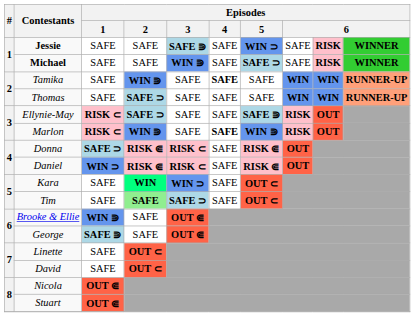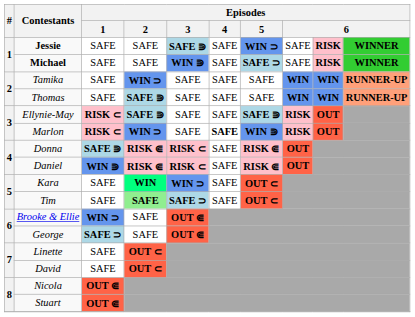(145, 80) WIN ⋑ -> (145, 80) WIN ⊃
(225, 80) bold -> (225, 80) normal
(145, 97) SAFE ⊃ -> (145, 97) SAFE ⋑
(145, 114) SAFE ⊃ -> (145, 114) SAFE ⋑
(145, 132) WIN ⋑ -> (145, 132) WIN ⊃
(103, 149) SAFE ⊃ -> (103, 149) SAFE ⋑
(103, 166) WIN ⊃ -> (103, 166) WIN ⋑
(103, 217) WIN ⋑ -> (103, 217) WIN ⊃
(103, 234) SAFE ⋑ -> (103, 234) SAFE ⊃
